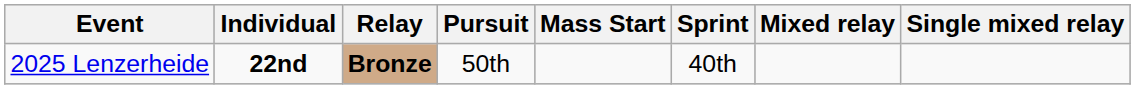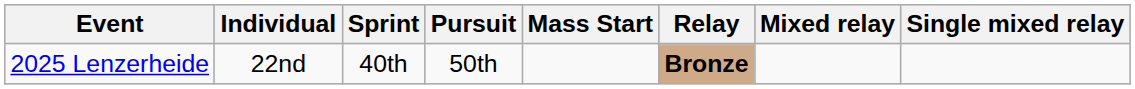columns swapped: (713, 24) <-> (390, 24)
(278, 63) bold -> (278, 63) normal
